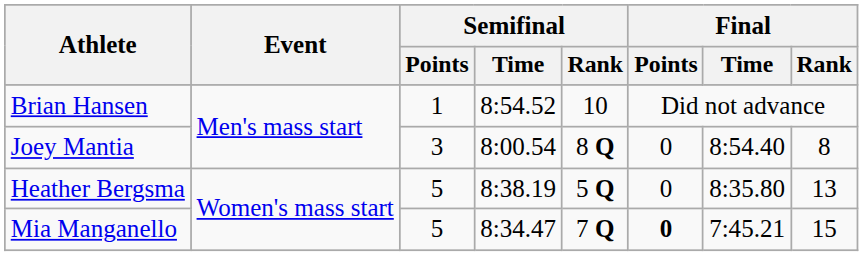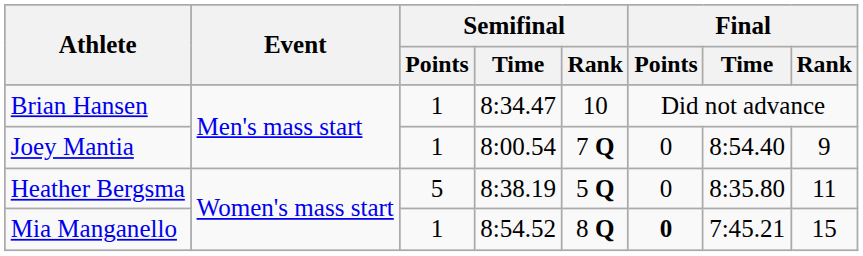(518, 105) 8:54.52 -> (518, 105) 8:34.47
(437, 147) 3 -> (437, 147) 1
(595, 147) 8 Q -> (595, 147) 7 Q
(824, 147) 8 -> (824, 147) 9
(824, 188) 13 -> (824, 188) 11
(437, 229) 5 -> (437, 229) 1
(518, 229) 8:34.47 -> (518, 229) 8:54.52
(595, 229) 7 Q -> (595, 229) 8 Q
